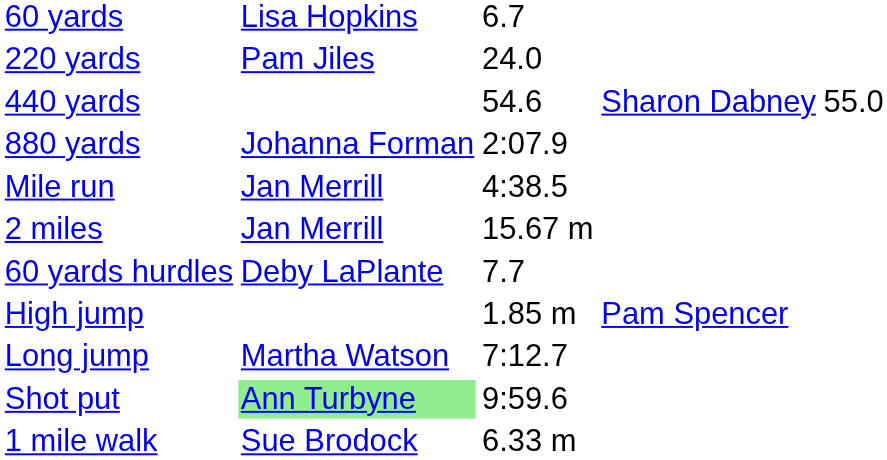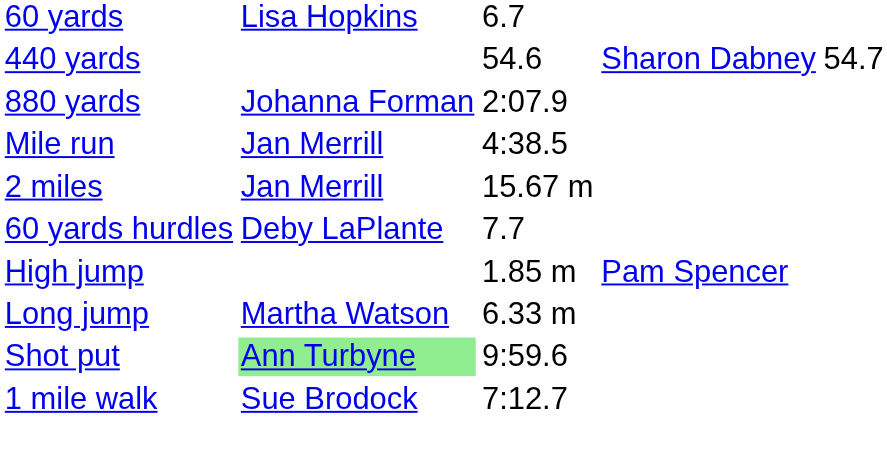- row: (73, 59)
(854, 101) 55.0 -> (854, 59) 54.7
(525, 356) 7:12.7 -> (529, 313) 6.33 m
(529, 441) 6.33 m -> (525, 398) 7:12.7
